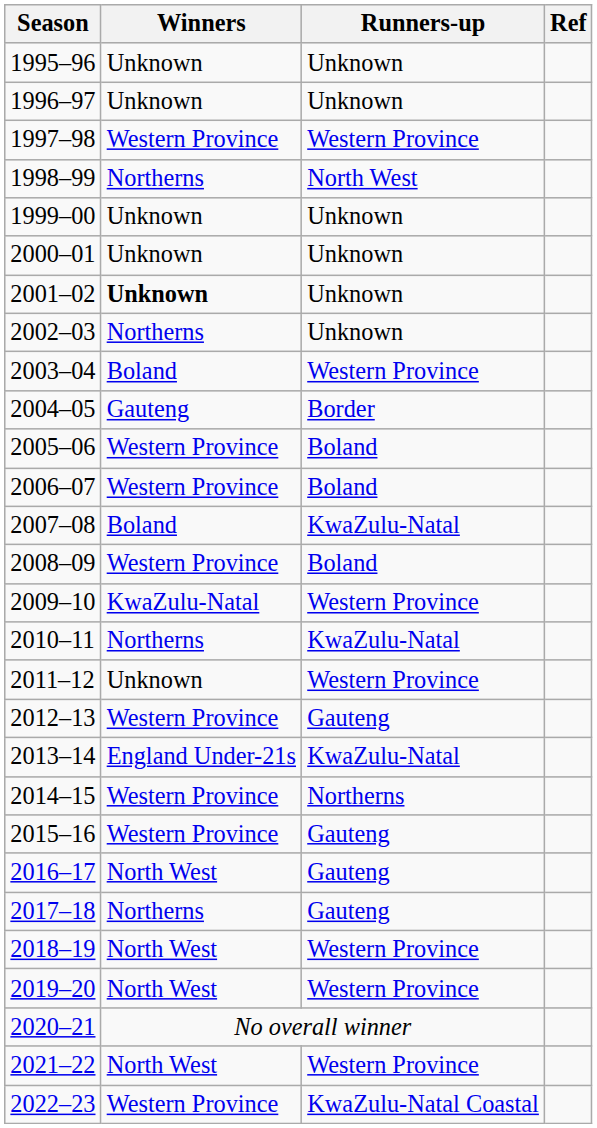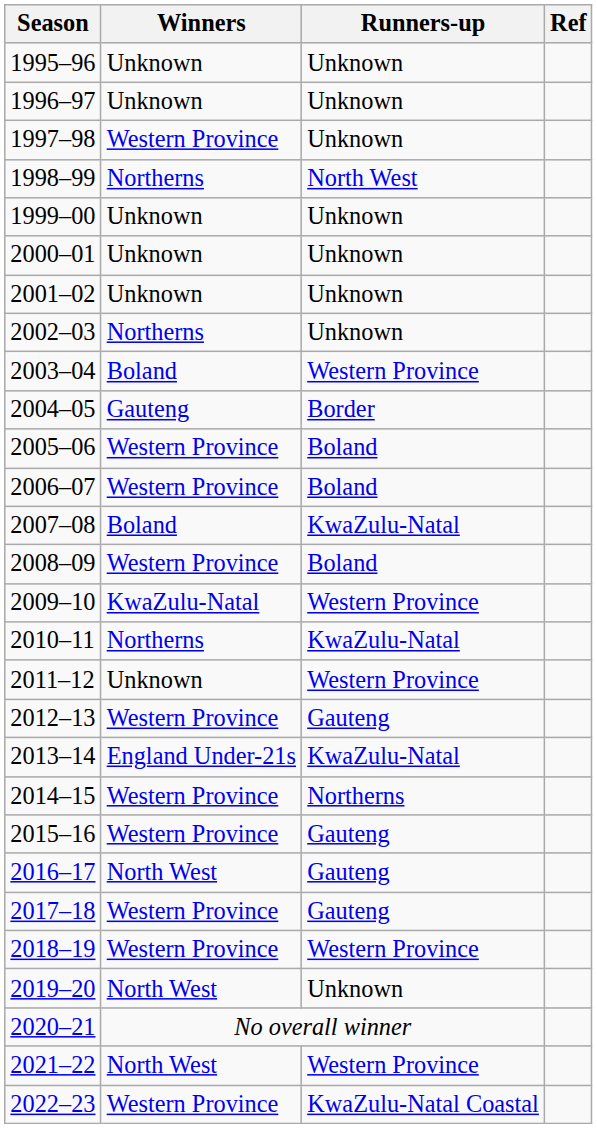(393, 139) Western Province -> (355, 139) Unknown
(157, 293) bold -> (155, 293) normal
(155, 910) Northerns -> (193, 910) Western Province
(162, 949) North West -> (193, 949) Western Province
(393, 988) Western Province -> (355, 988) Unknown
